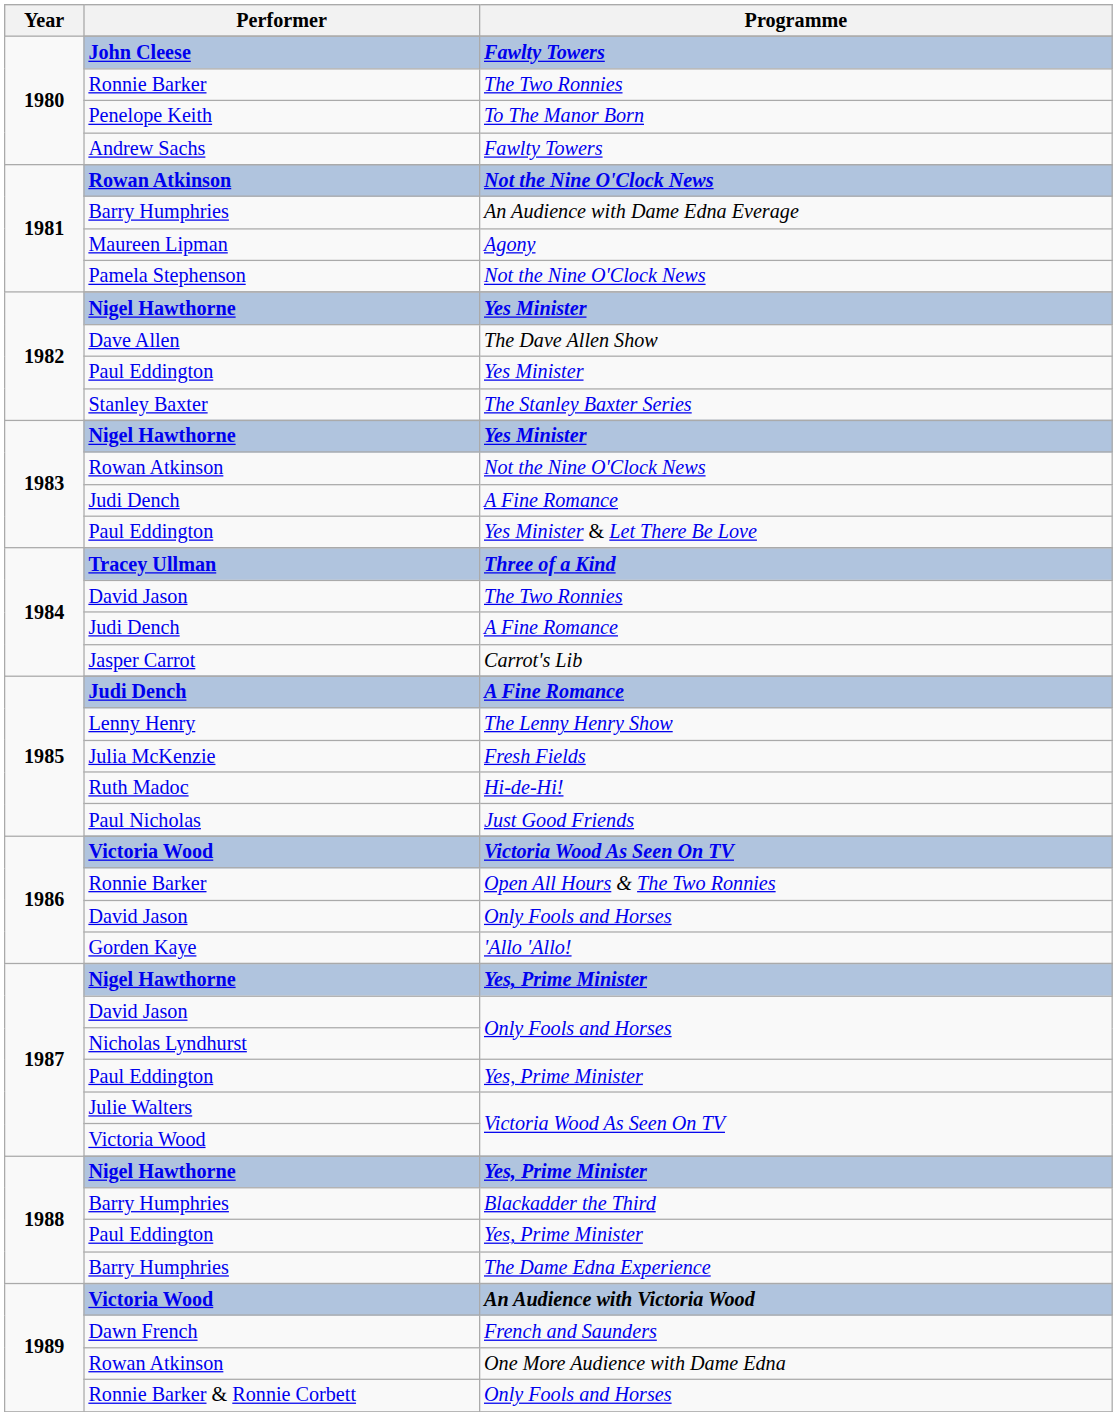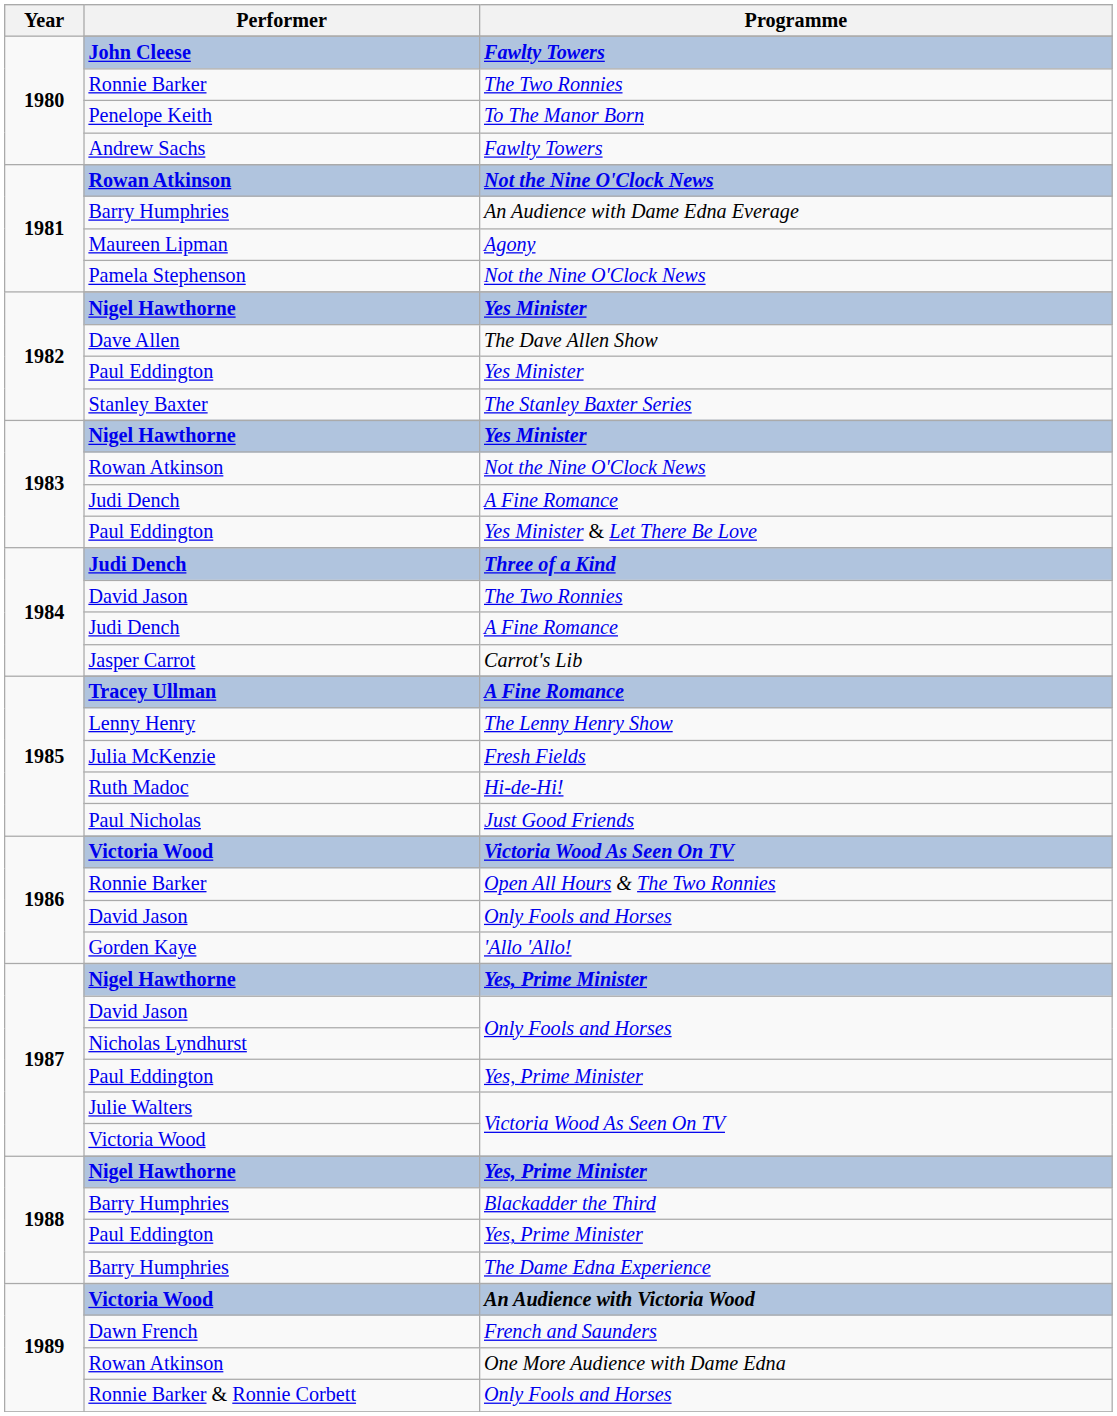(152, 564) Tracey Ullman -> (137, 564) Judi Dench
(137, 691) Judi Dench -> (152, 691) Tracey Ullman
